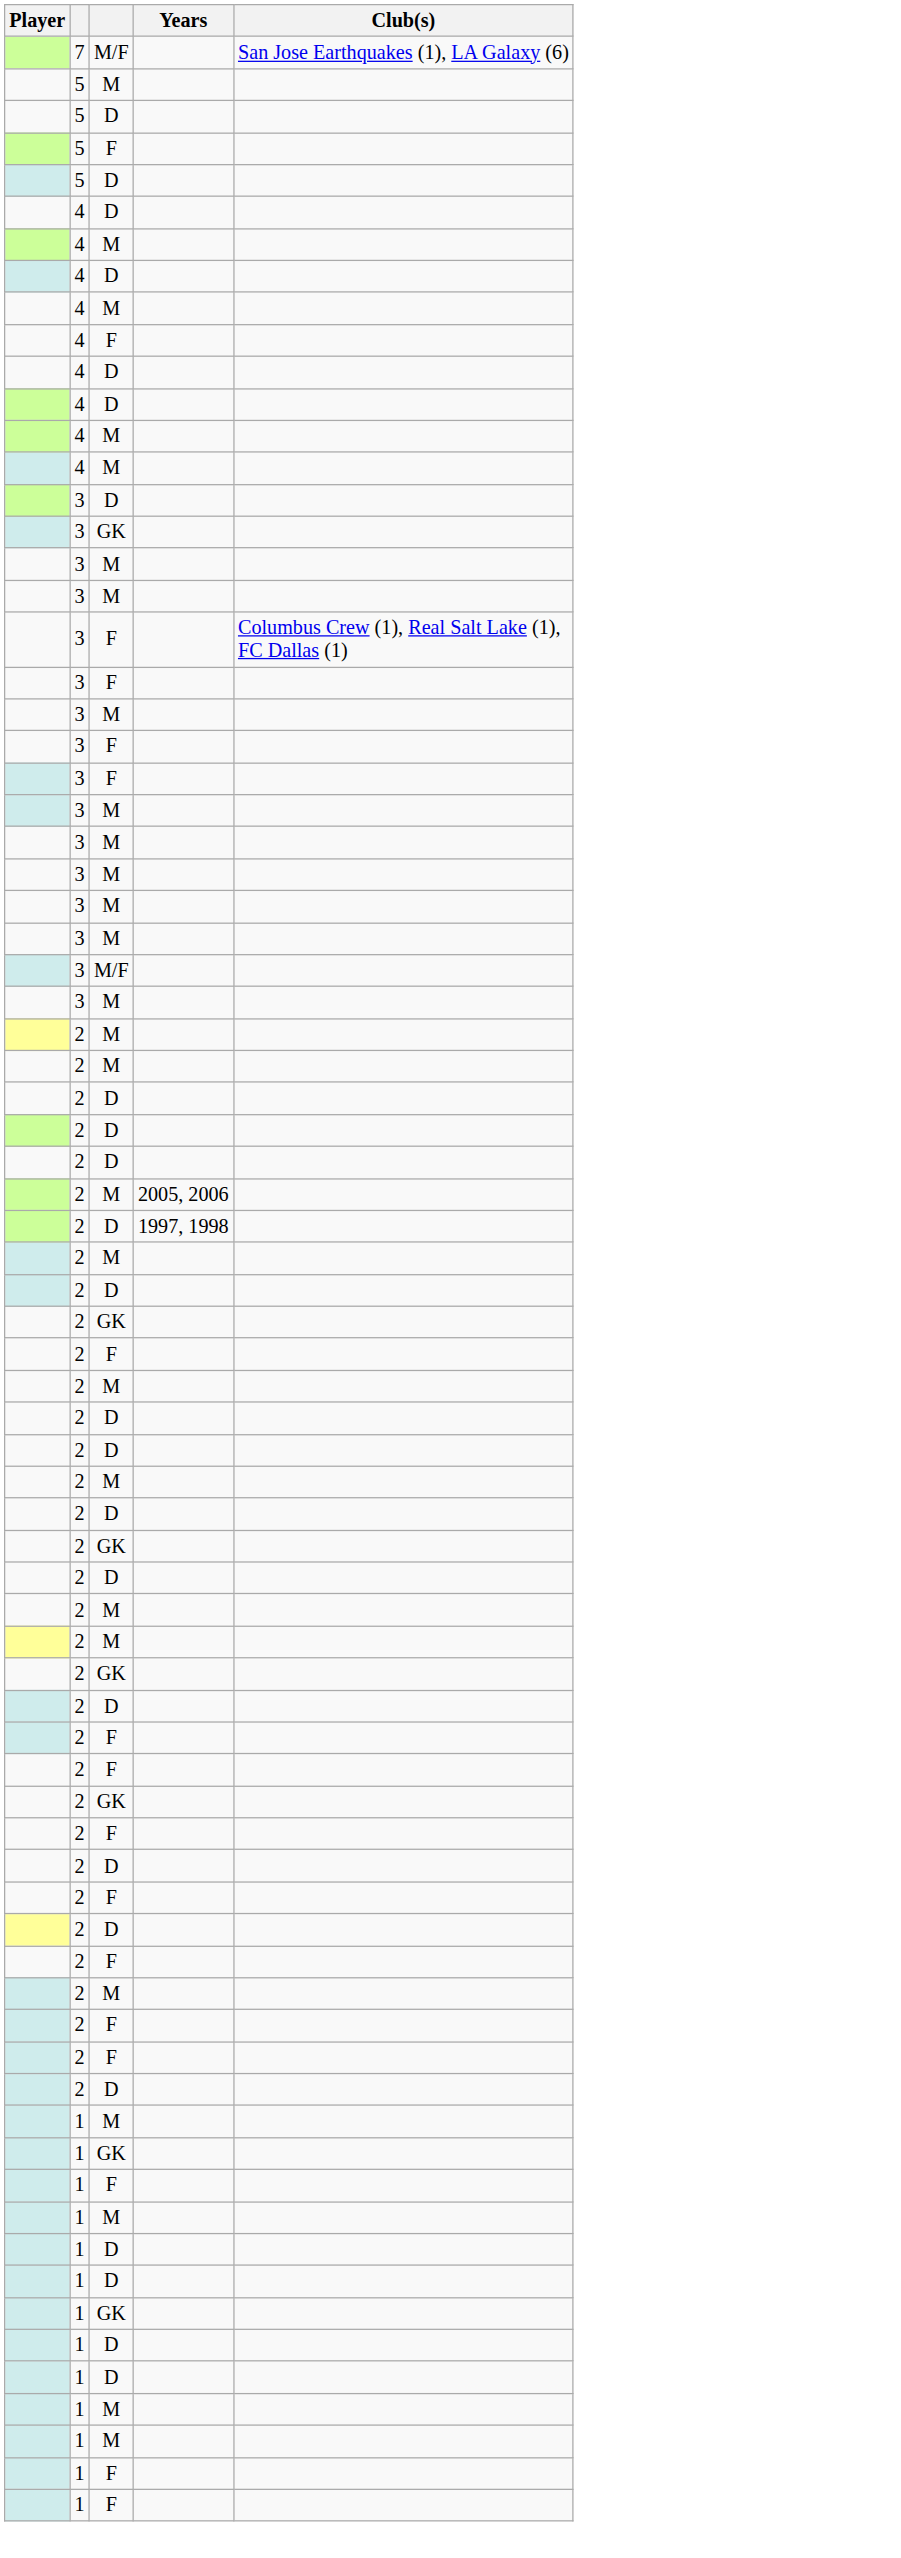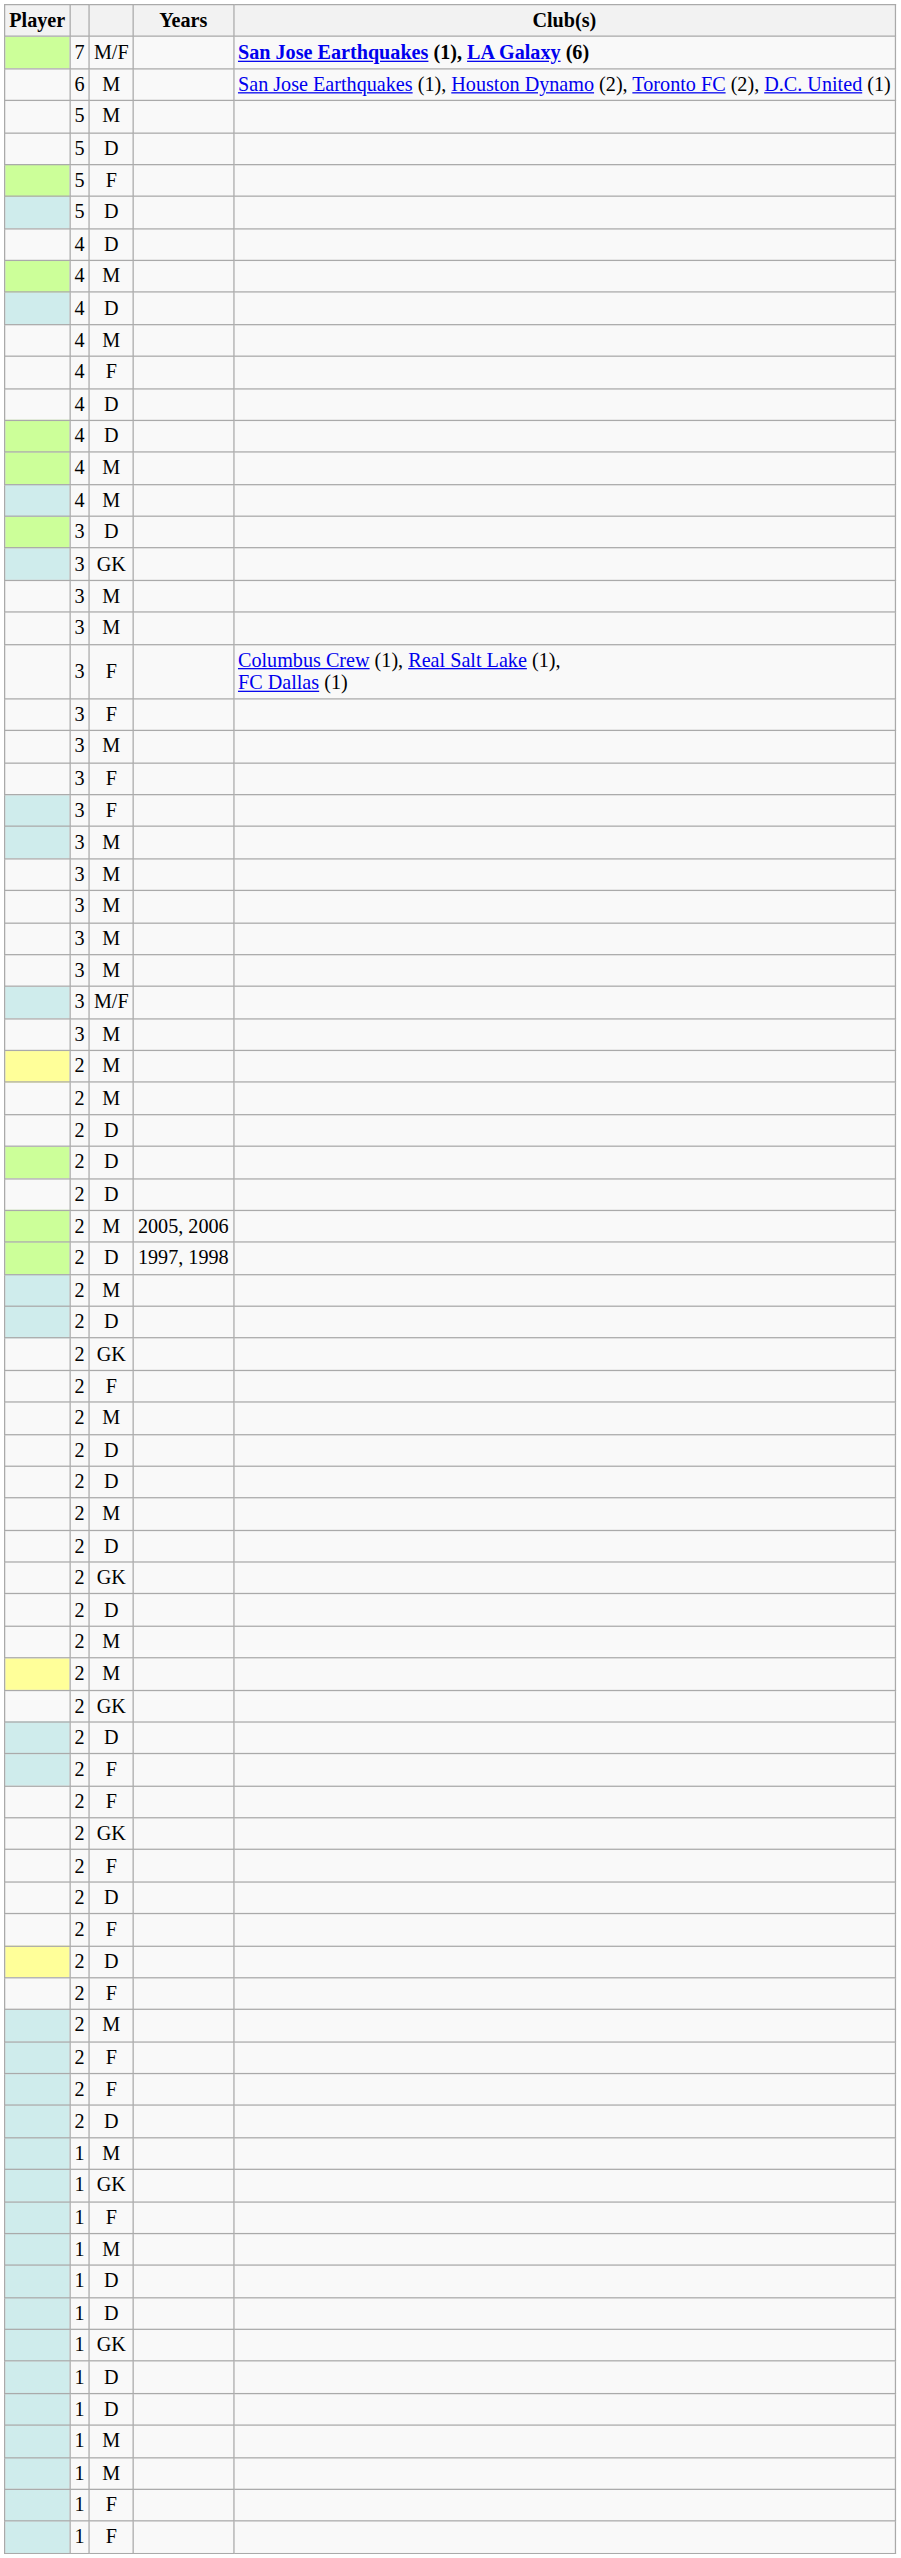(403, 52) normal -> (414, 52) bold
+ row: (80, 84)
